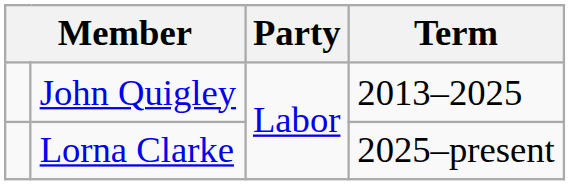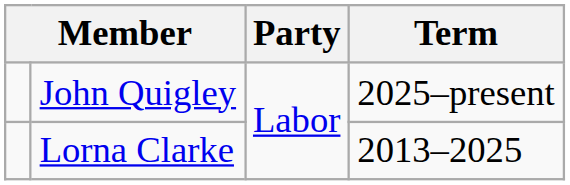(440, 91) 2013–2025 -> (456, 91) 2025–present
(456, 149) 2025–present -> (440, 149) 2013–2025
